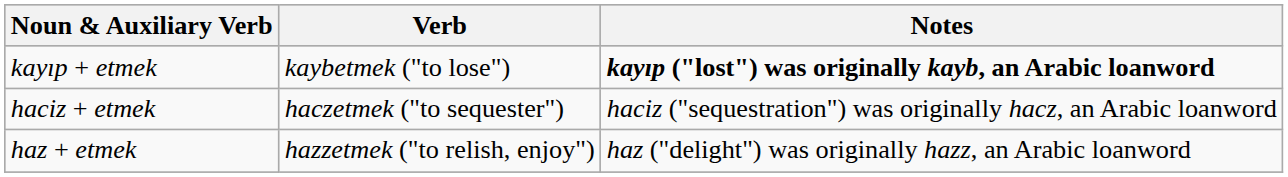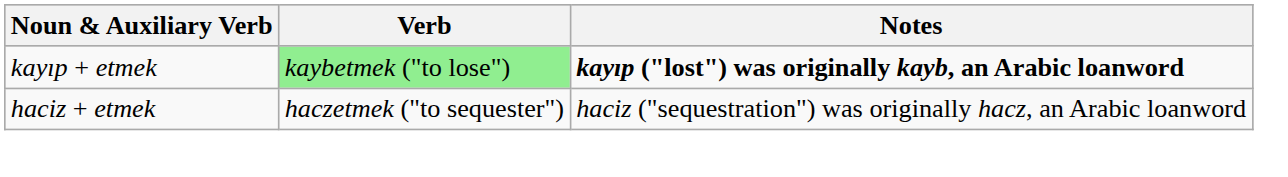(397, 66) no background -> (397, 66) lightgreen background
- row: (74, 150)
